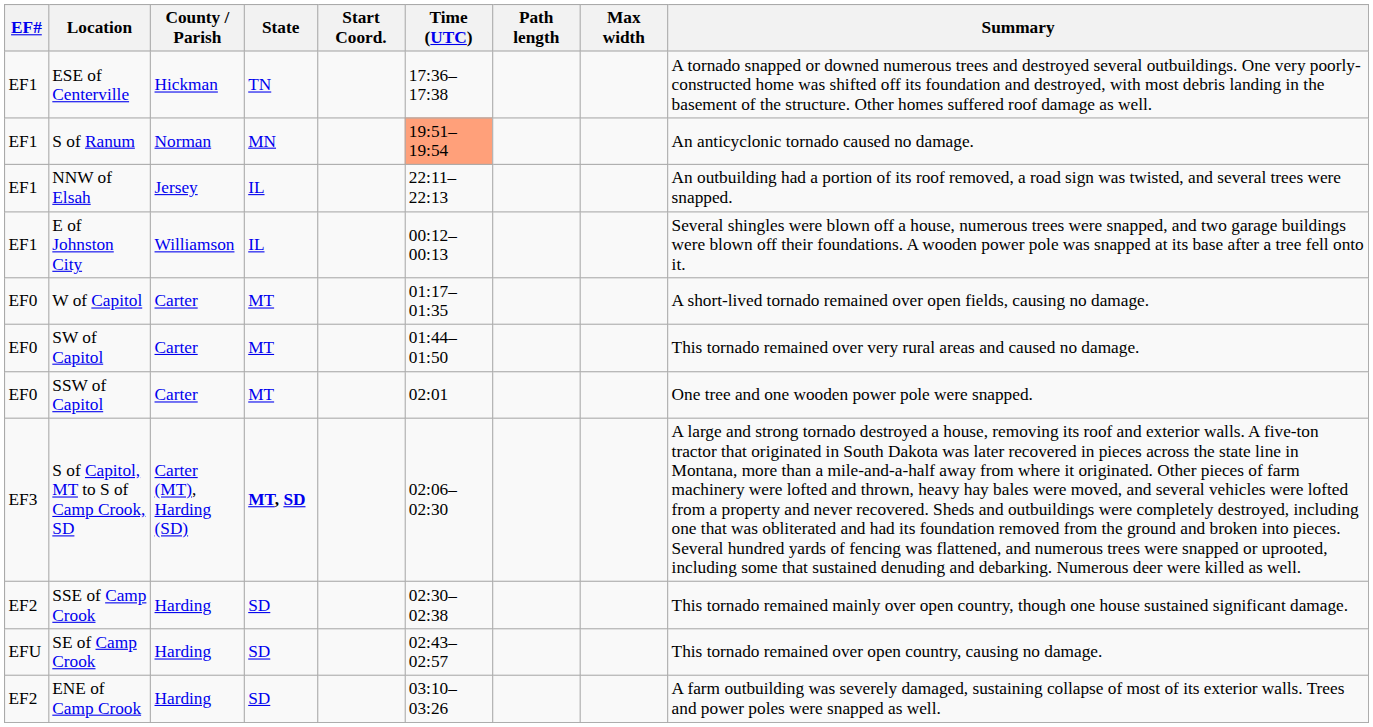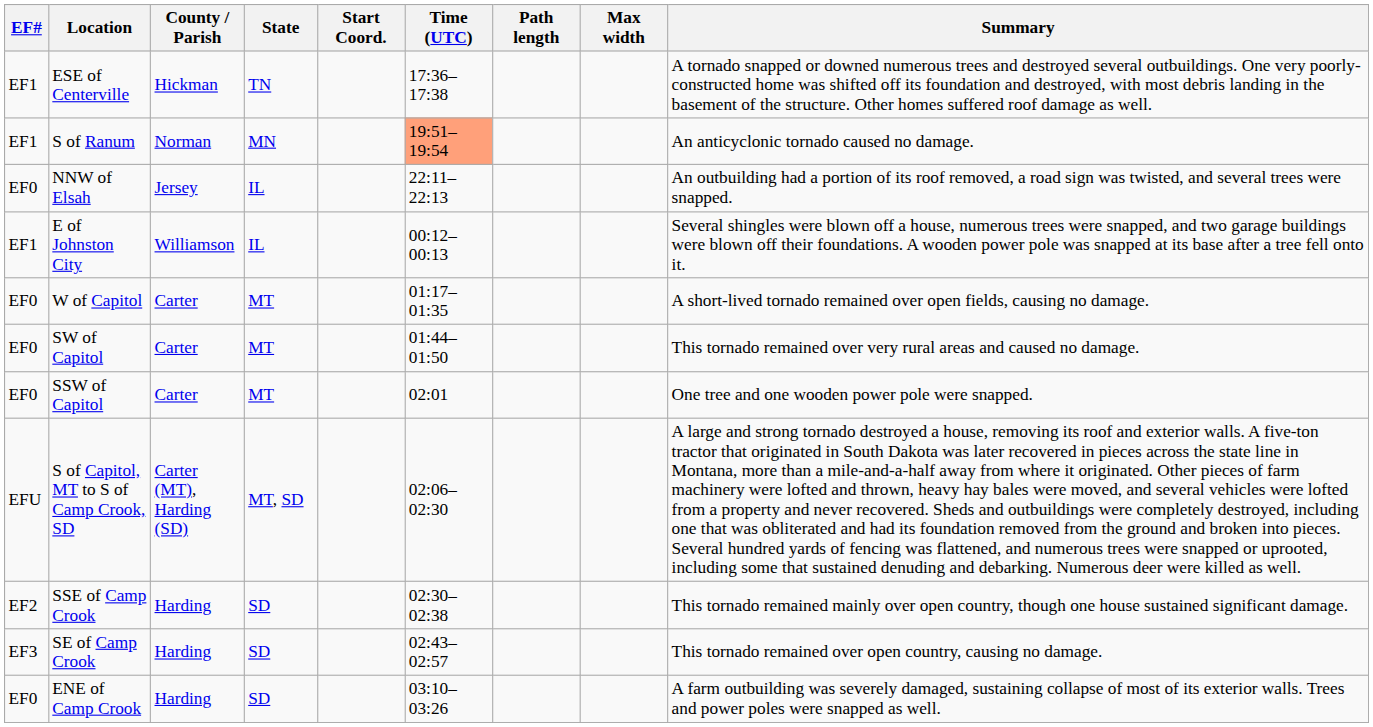(23, 187) EF1 -> (23, 187) EF0
(23, 499) EF3 -> (25, 499) EFU
(277, 499) bold -> (276, 499) normal
(25, 651) EFU -> (23, 651) EF3
(23, 698) EF2 -> (23, 698) EF0
